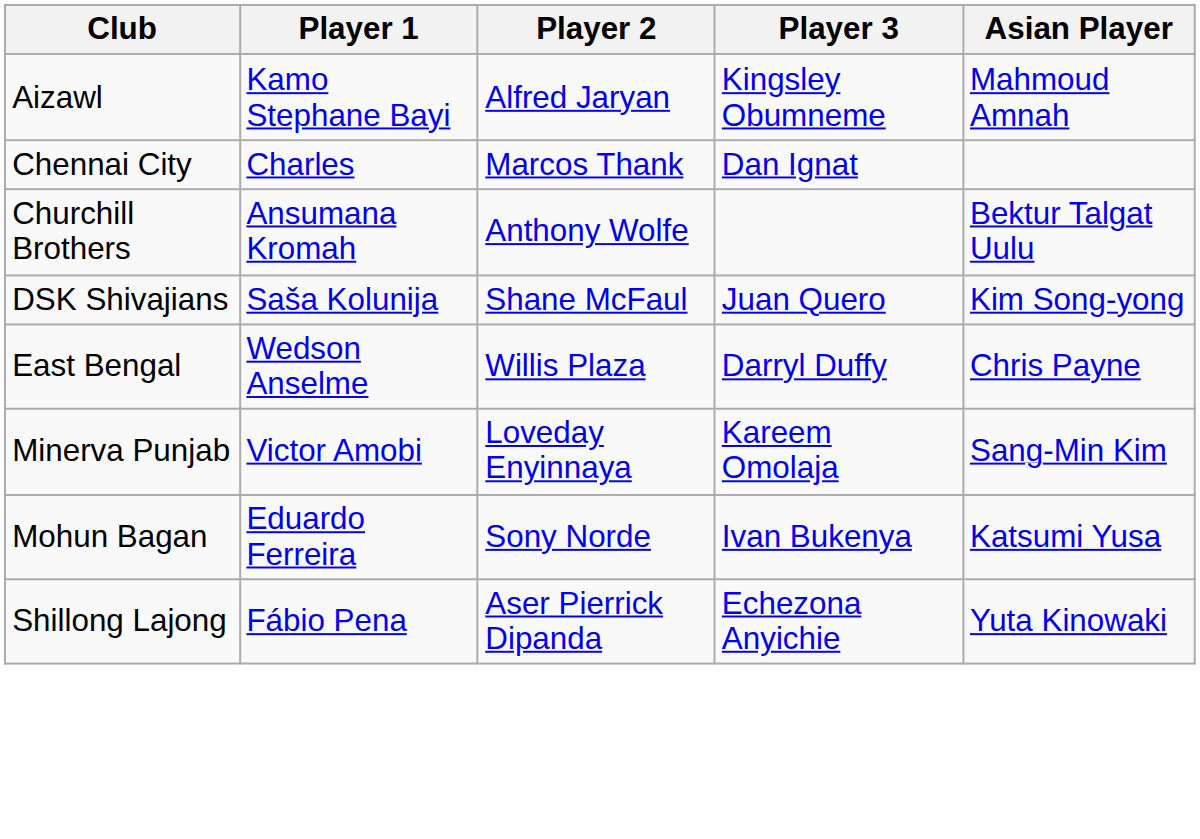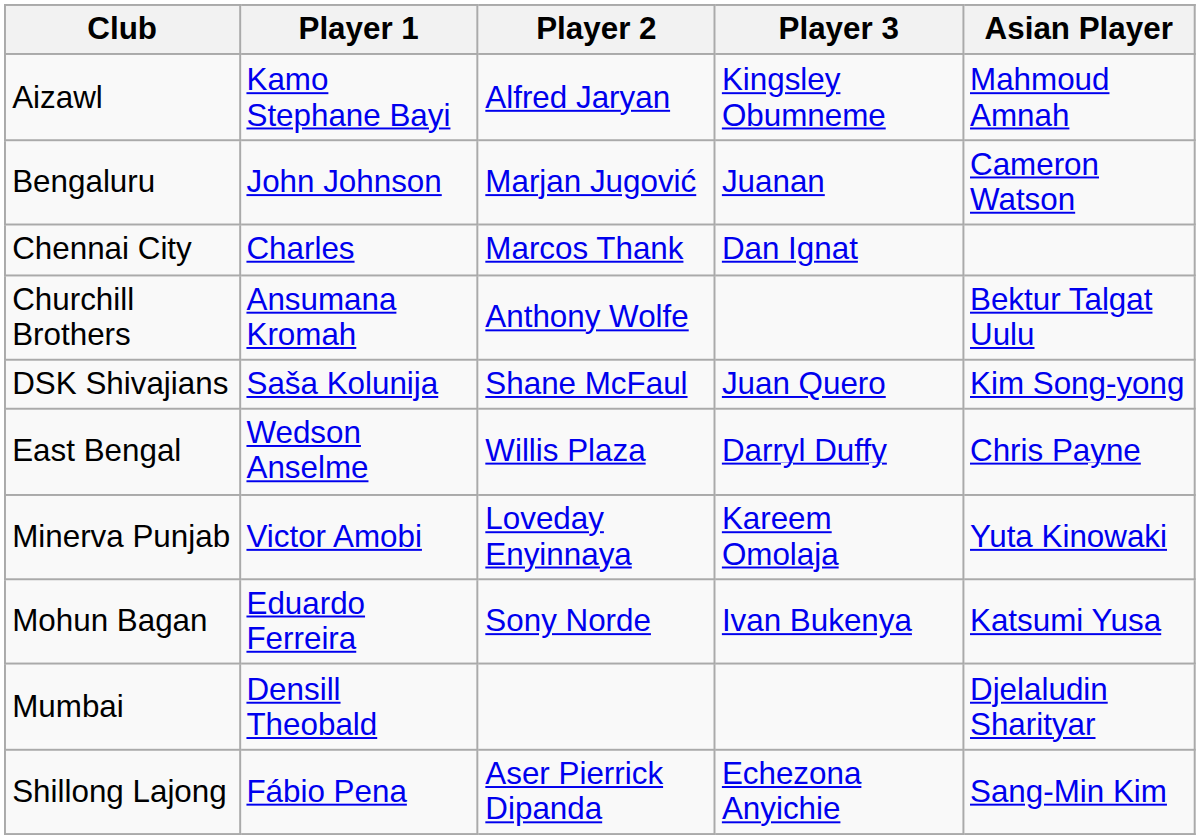+ row: (84, 181)
(1068, 451) Sang-Min Kim -> (1069, 536) Yuta Kinowaki
+ row: (68, 706)
(1068, 621) Yuta Kinowaki -> (1068, 791) Sang-Min Kim
